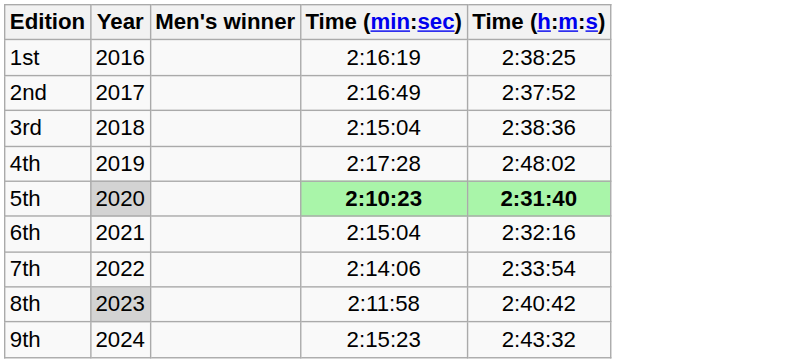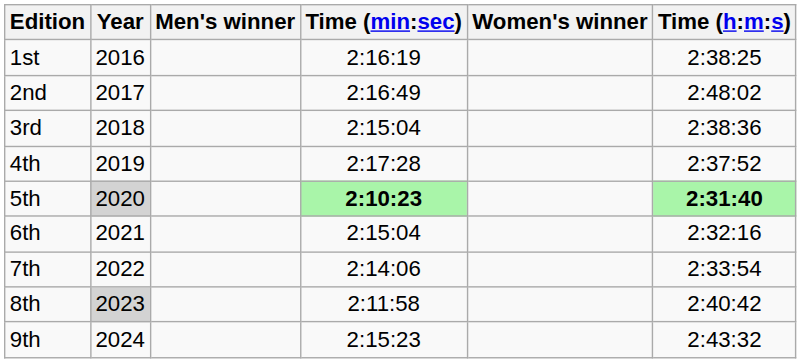+ column: (560, 22)
(539, 92) 2:37:52 -> (724, 92) 2:48:02
(539, 163) 2:48:02 -> (724, 163) 2:37:52
